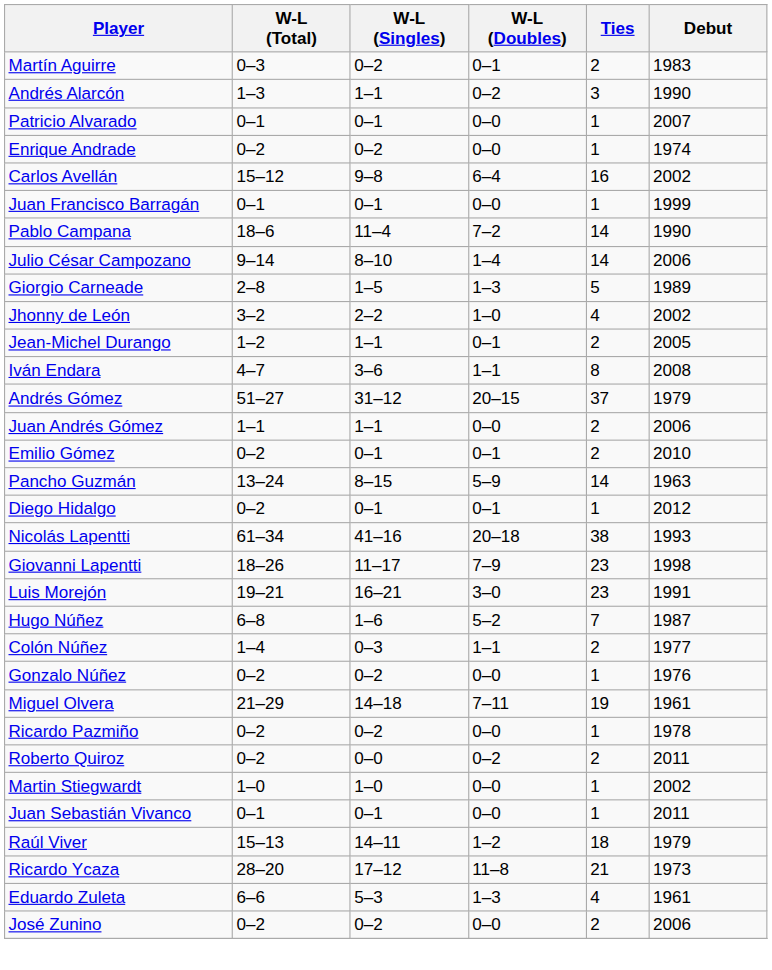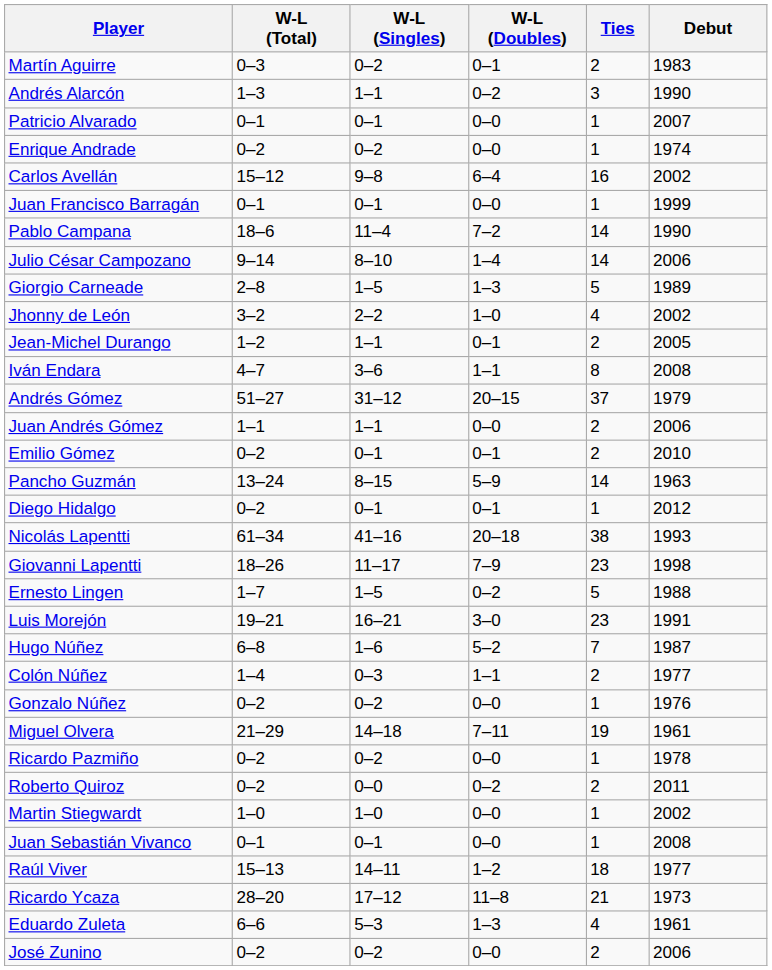+ row: (66, 591)
(671, 813) 2011 -> (672, 841) 2008
(672, 841) 1979 -> (672, 868) 1977
